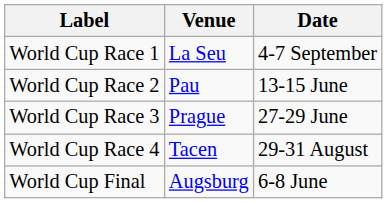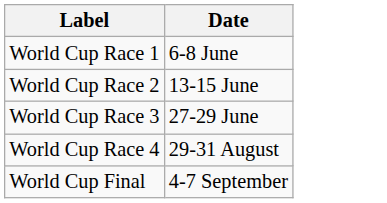- column: (209, 20)
(318, 52) 4-7 September -> (204, 52) 6-8 June
(293, 181) 6-8 June -> (228, 181) 4-7 September
